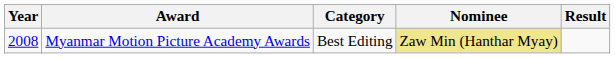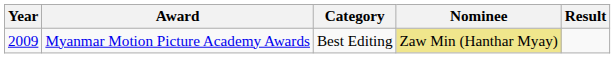(23, 40) 2008 -> (23, 40) 2009
